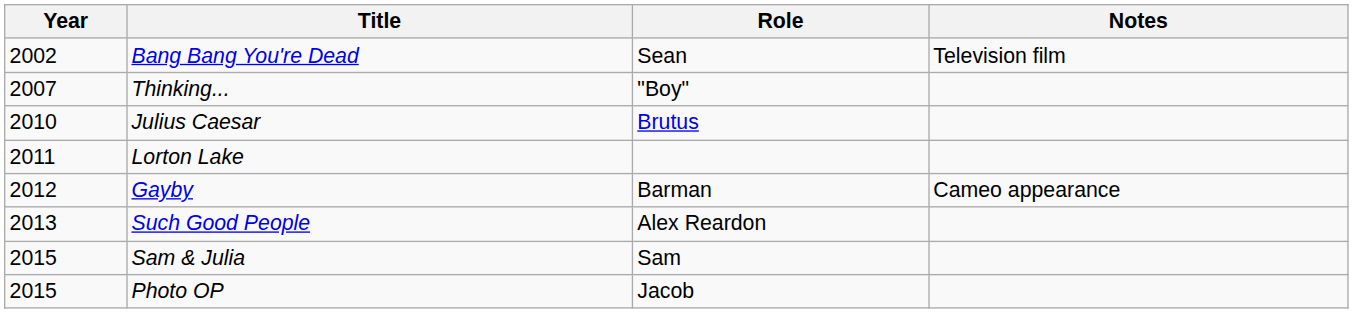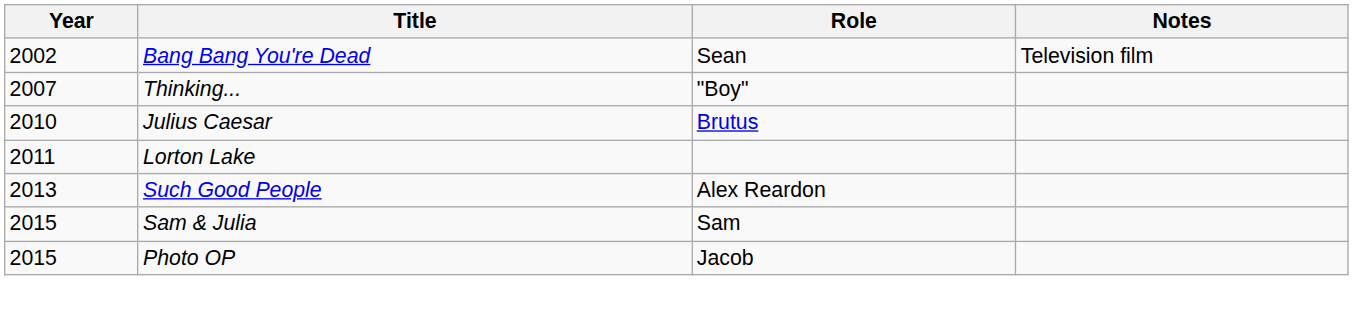- row: (162, 190)
